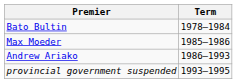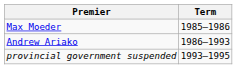- row: (37, 27)
